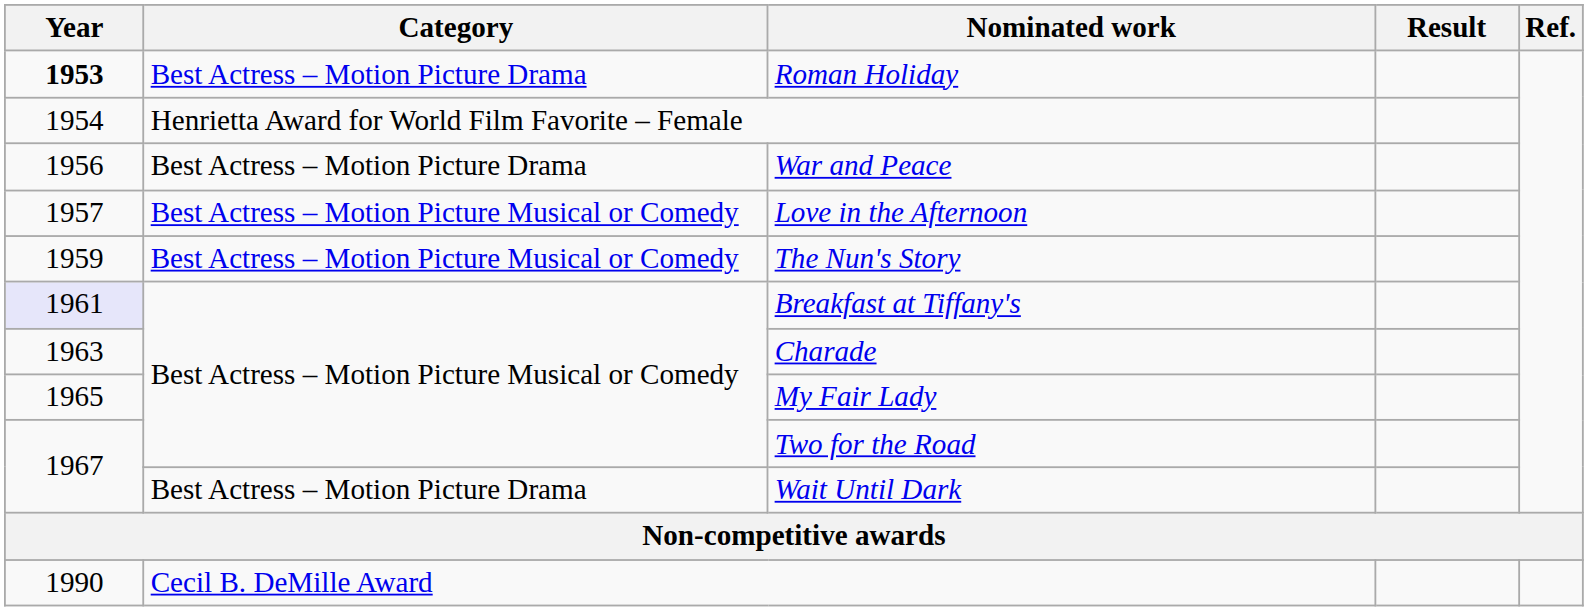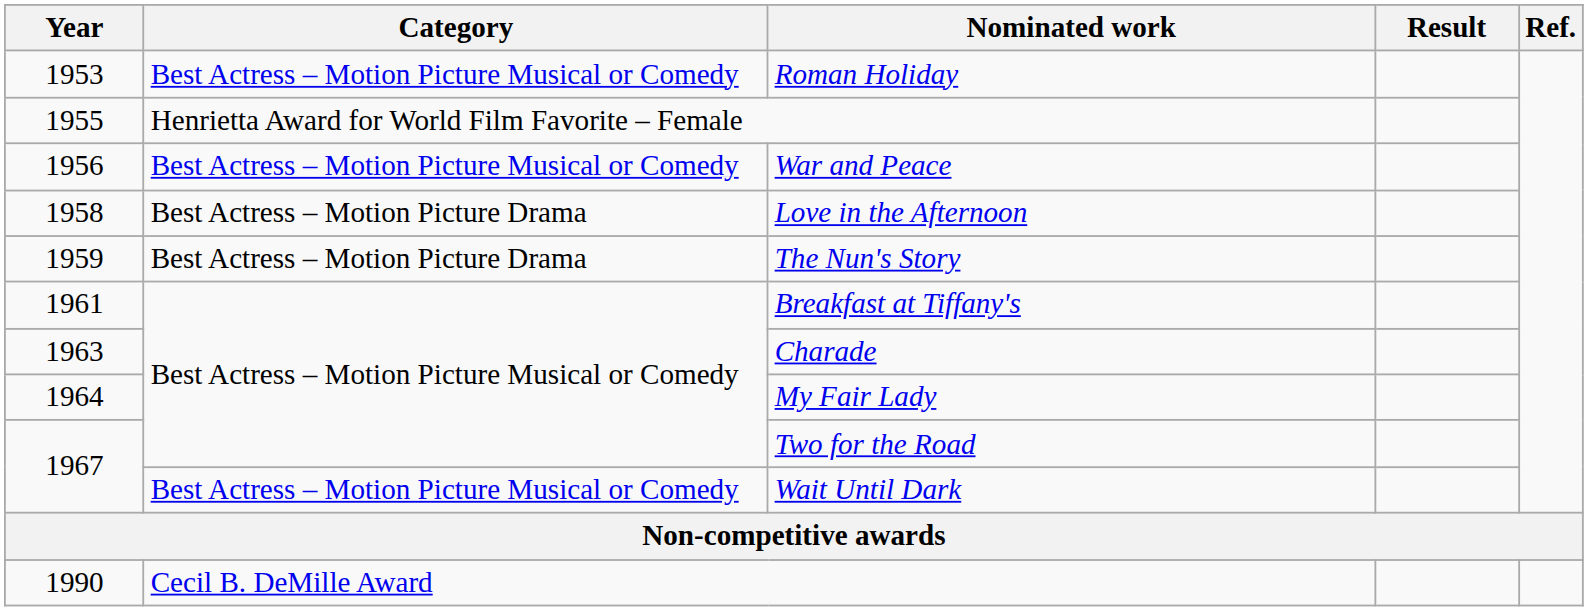(74, 73) bold -> (74, 73) normal
(369, 73) Best Actress – Motion Picture Drama -> (445, 73) Best Actress – Motion Picture Musical or Comedy
(74, 119) 1954 -> (74, 119) 1955
(369, 166) Best Actress – Motion Picture Drama -> (445, 166) Best Actress – Motion Picture Musical or Comedy
(74, 212) 1957 -> (74, 212) 1958
(445, 212) Best Actress – Motion Picture Musical or Comedy -> (369, 212) Best Actress – Motion Picture Drama
(445, 258) Best Actress – Motion Picture Musical or Comedy -> (369, 258) Best Actress – Motion Picture Drama
(74, 304) lavender background -> (74, 304) no background
(74, 397) 1965 -> (74, 397) 1964
(369, 489) Best Actress – Motion Picture Drama -> (445, 489) Best Actress – Motion Picture Musical or Comedy
